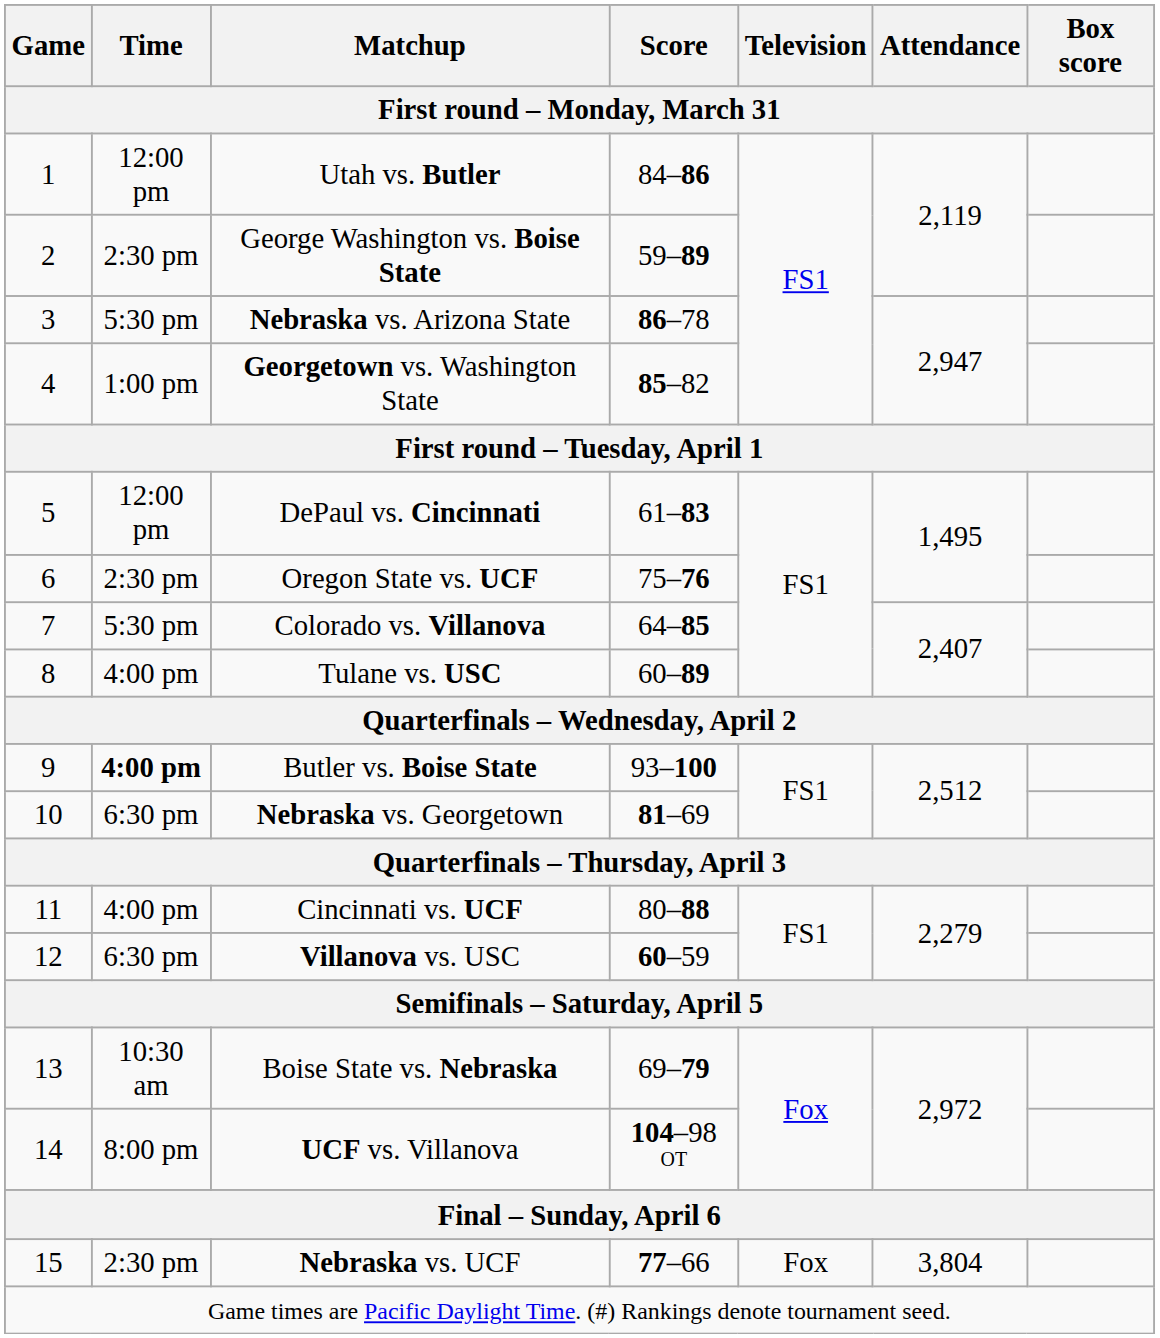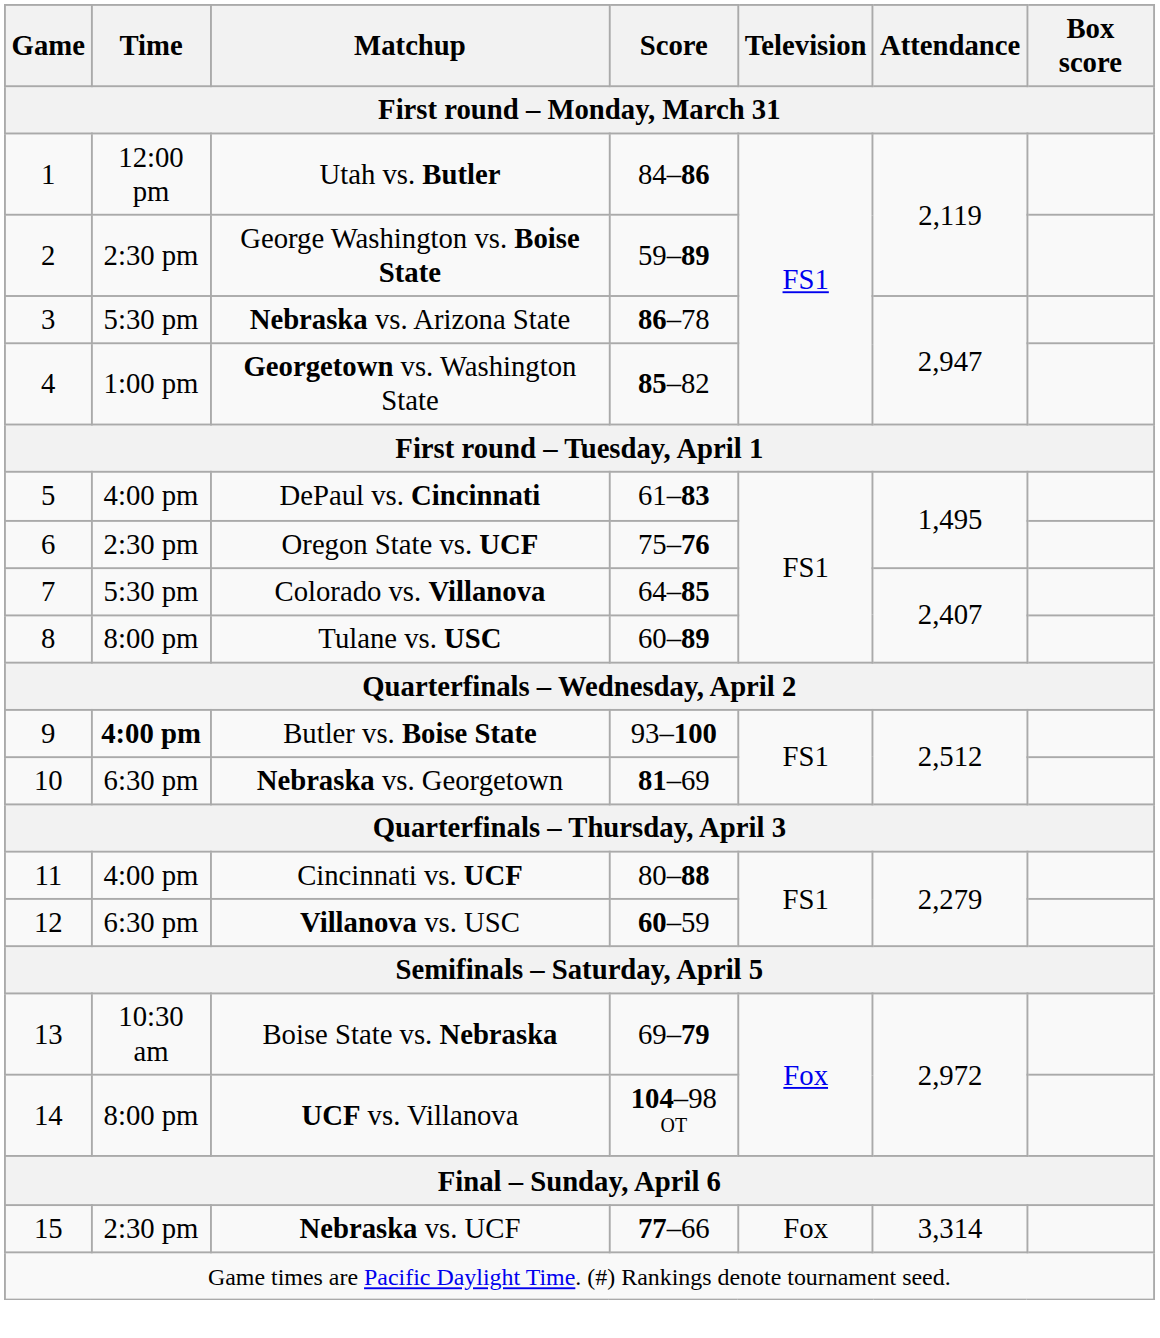(151, 513) 12:00 pm -> (151, 496) 4:00 pm
(151, 672) 4:00 pm -> (151, 638) 8:00 pm
(950, 1261) 3,804 -> (950, 1227) 3,314
